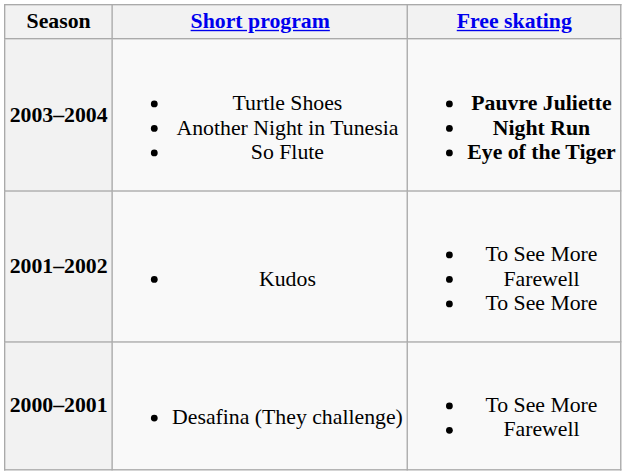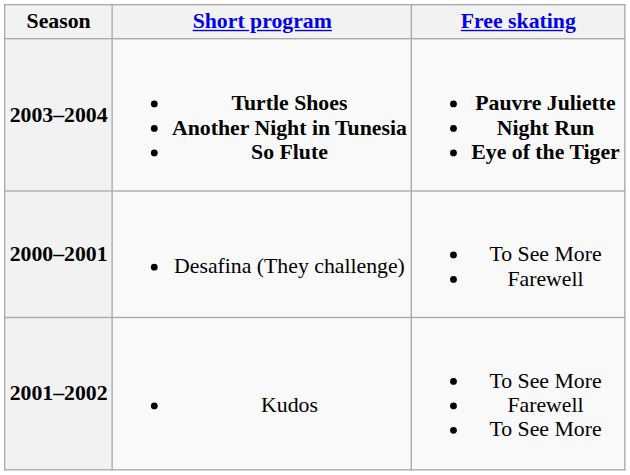(260, 127) normal -> (262, 127) bold
rows swapped: (59, 266) <-> (59, 405)
